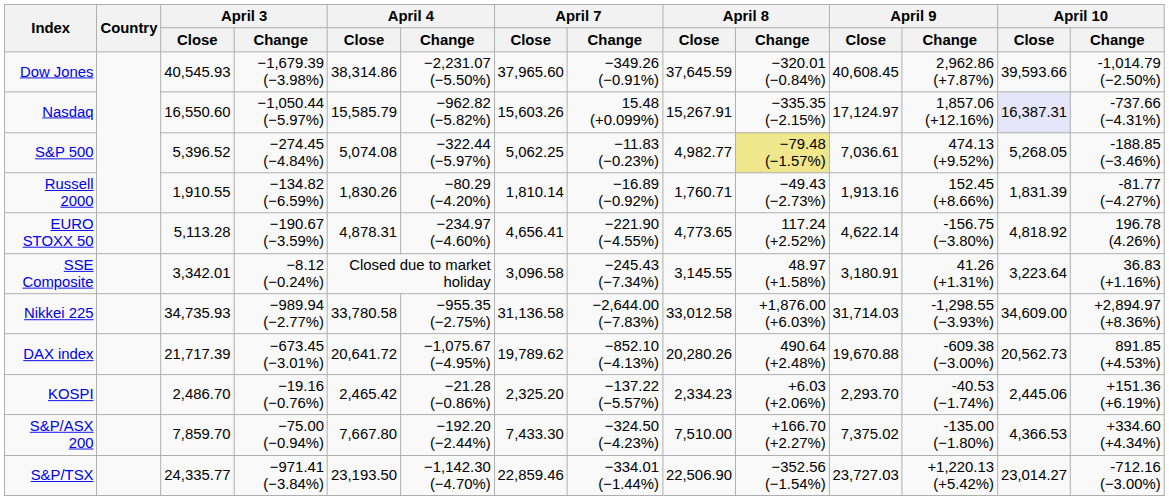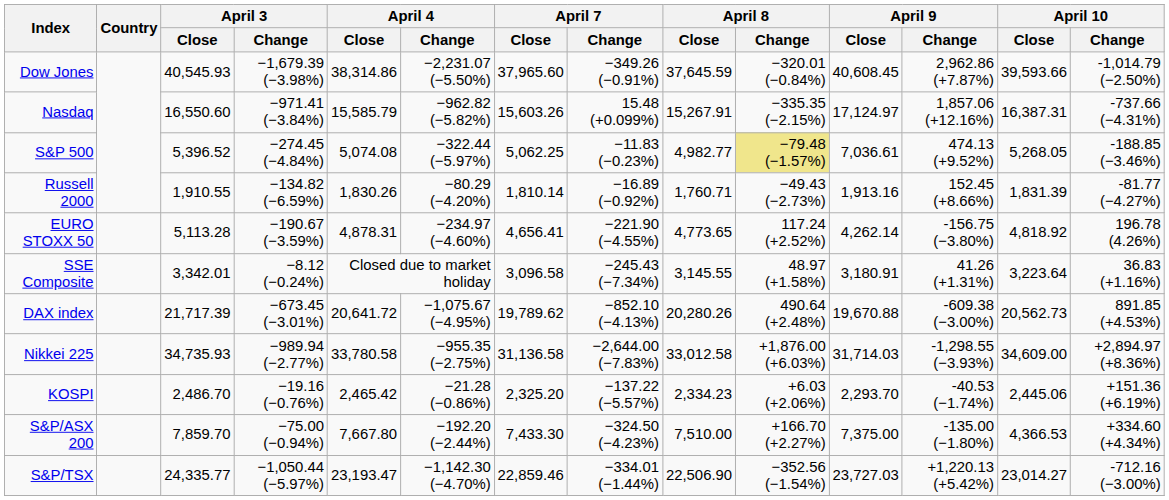(291, 112) −1,050.44 (−5.97%) -> (294, 112) −971.41 (−3.84%)
(1034, 112) lavender background -> (1034, 112) no background
(870, 233) 4,622.14 -> (870, 233) 4,262.14
rows swapped: (58, 354) <-> (59, 313)
(870, 434) 7,375.02 -> (870, 434) 7,375.00
(294, 475) −971.41 (−3.84%) -> (291, 475) −1,050.44 (−5.97%)
(364, 475) 23,193.50 -> (364, 475) 23,193.47
